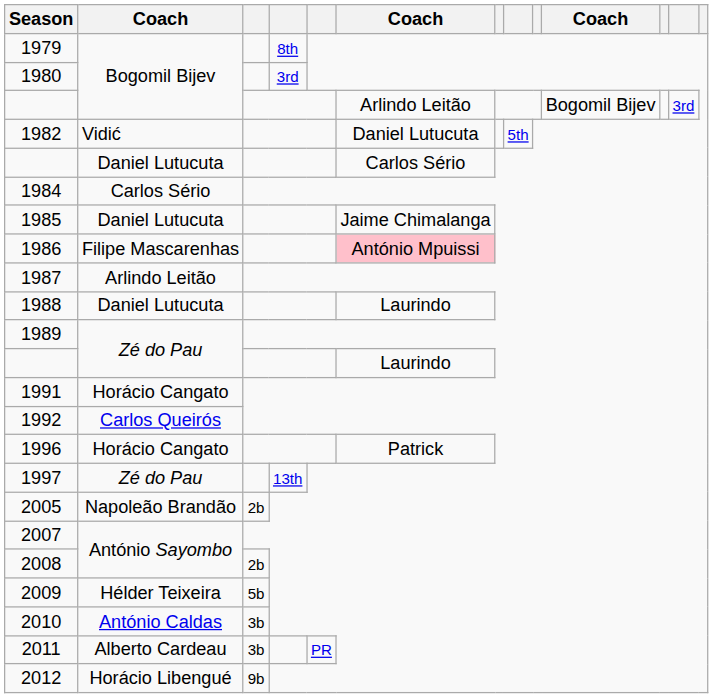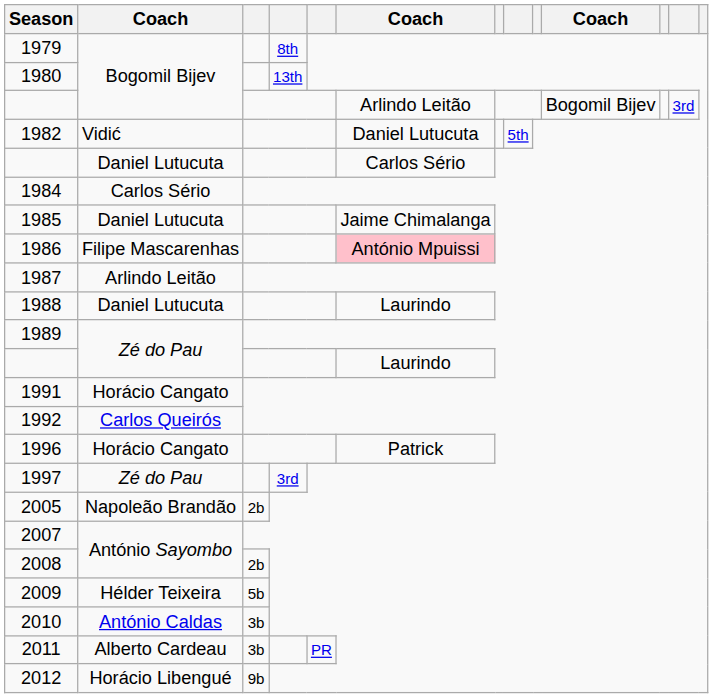(288, 78) 3rd -> (288, 78) 13th
(288, 479) 13th -> (288, 479) 3rd
